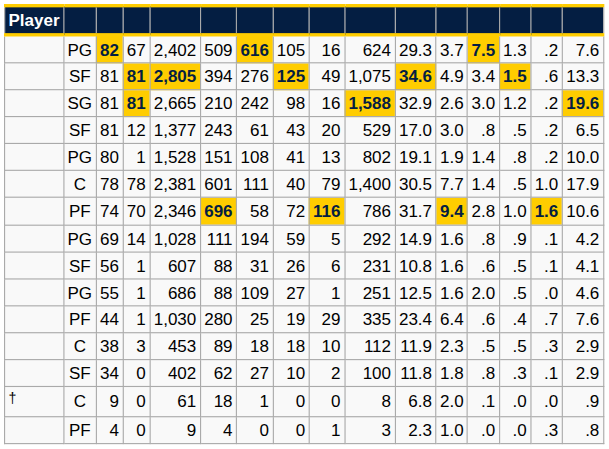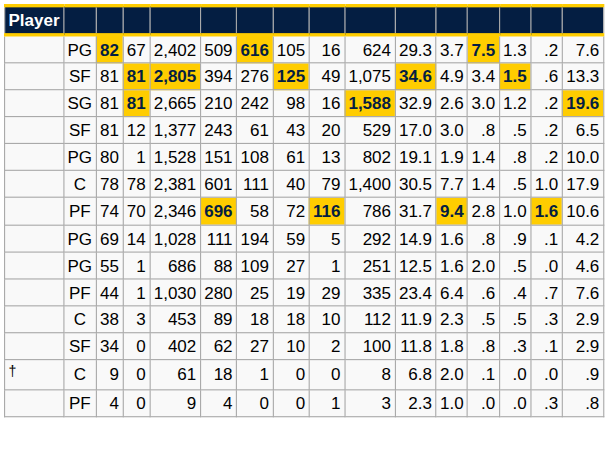(296, 157) 41 -> (296, 157) 61
- row: (109, 265)
